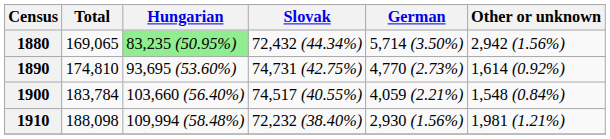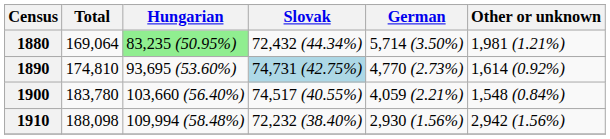(92, 43) 169,065 -> (92, 43) 169,064
(518, 43) 2,942 (1.56%) -> (518, 43) 1,981 (1.21%)
(307, 69) no background -> (307, 69) lightblue background
(92, 95) 183,784 -> (92, 95) 183,780
(518, 120) 1,981 (1.21%) -> (518, 120) 2,942 (1.56%)
